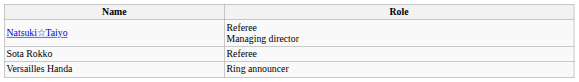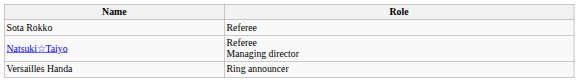rows swapped: (37, 33) <-> (29, 54)
